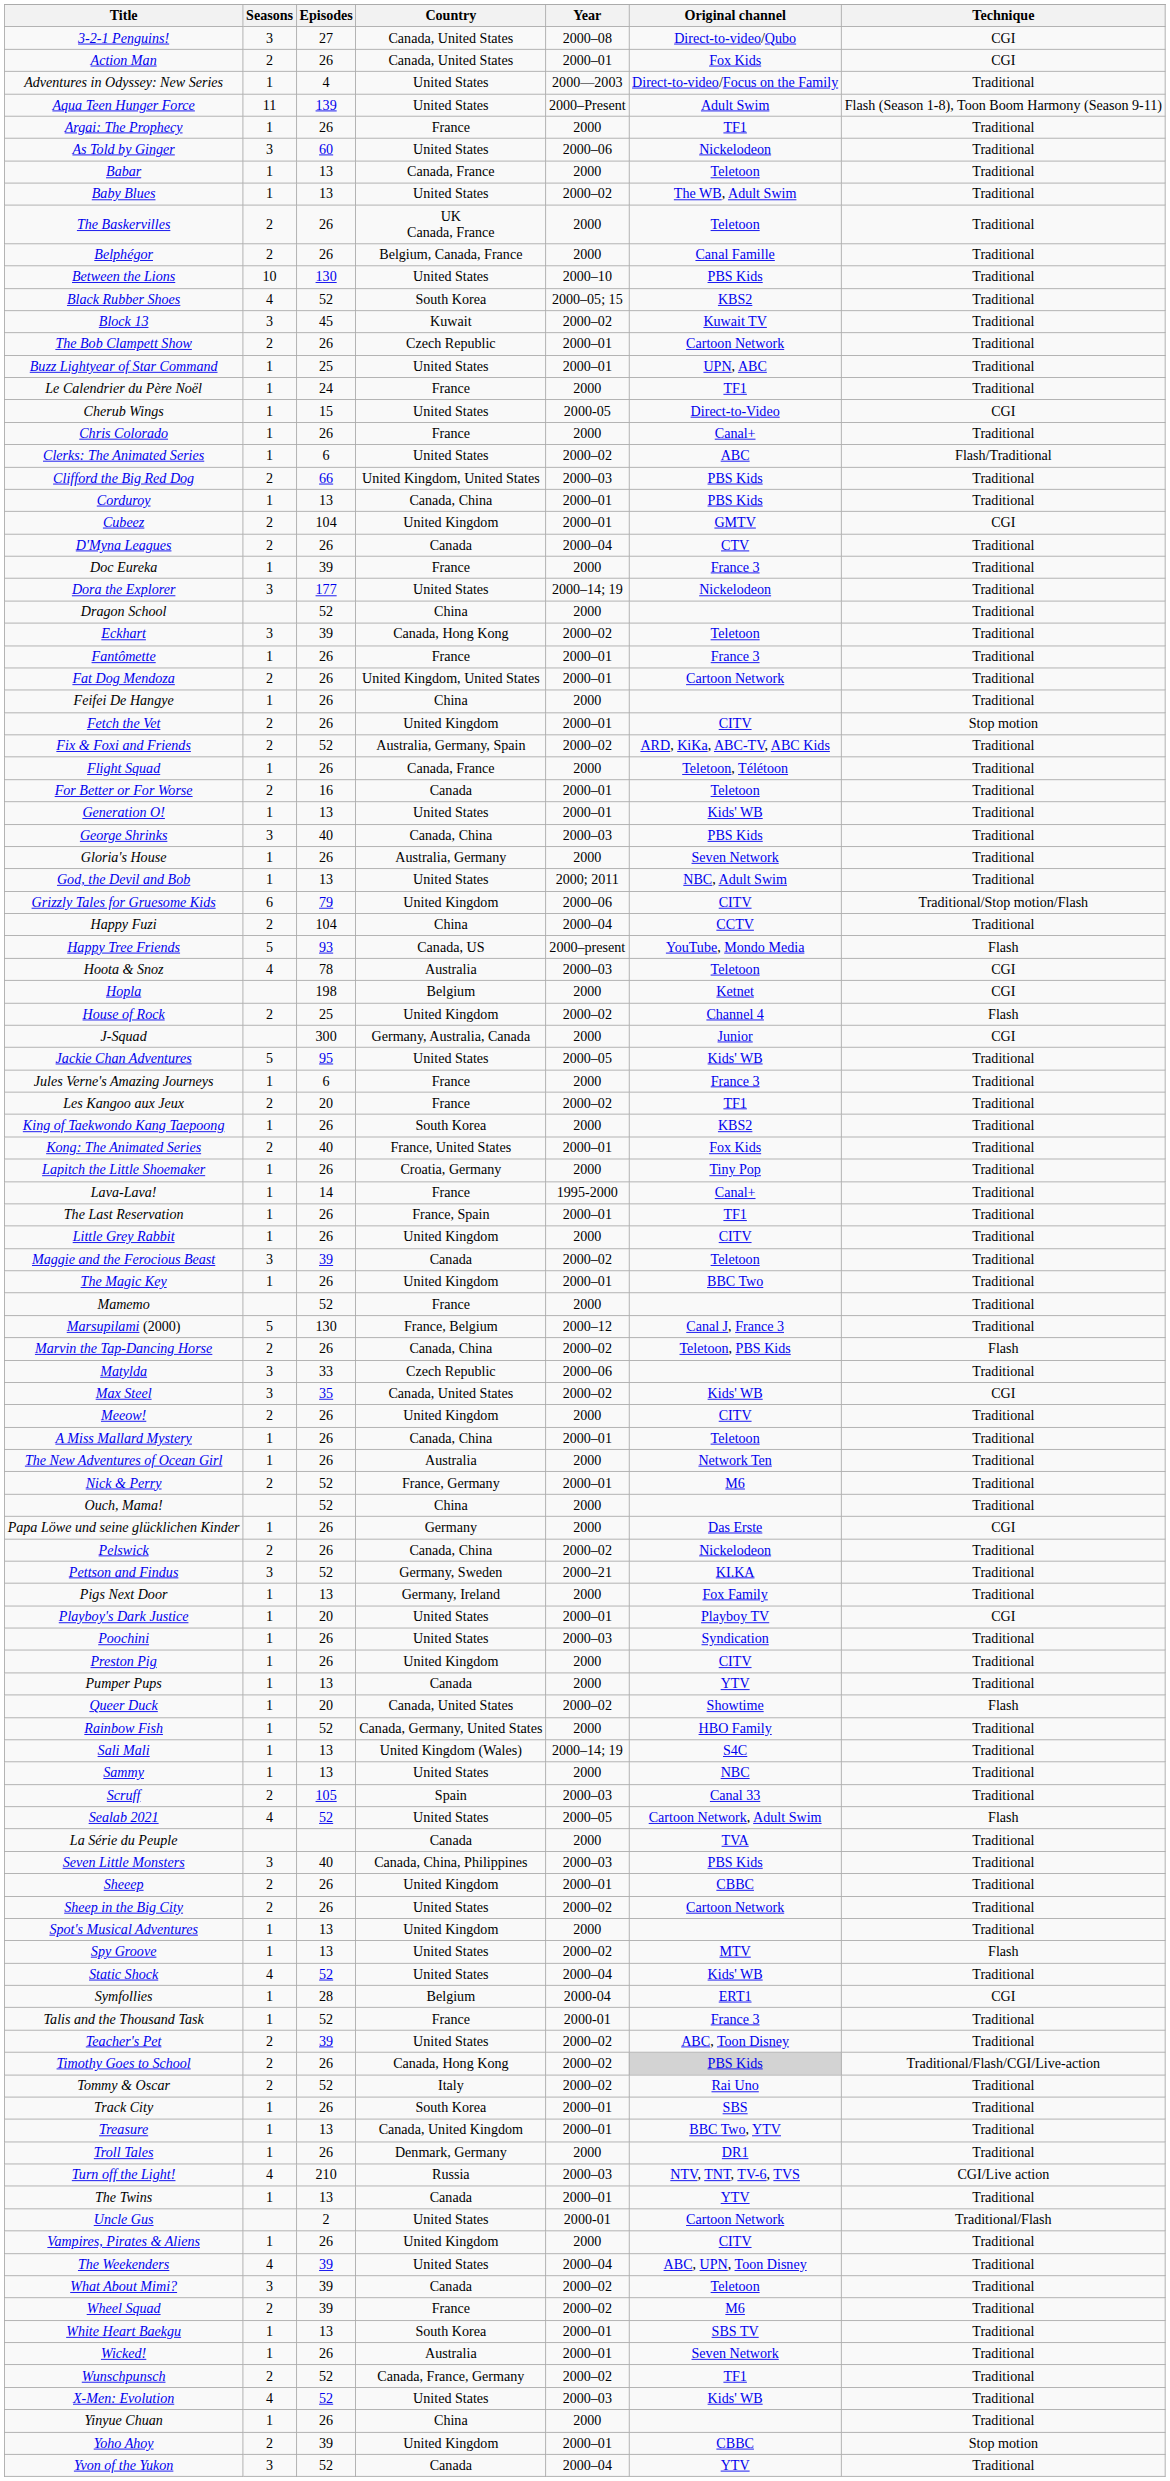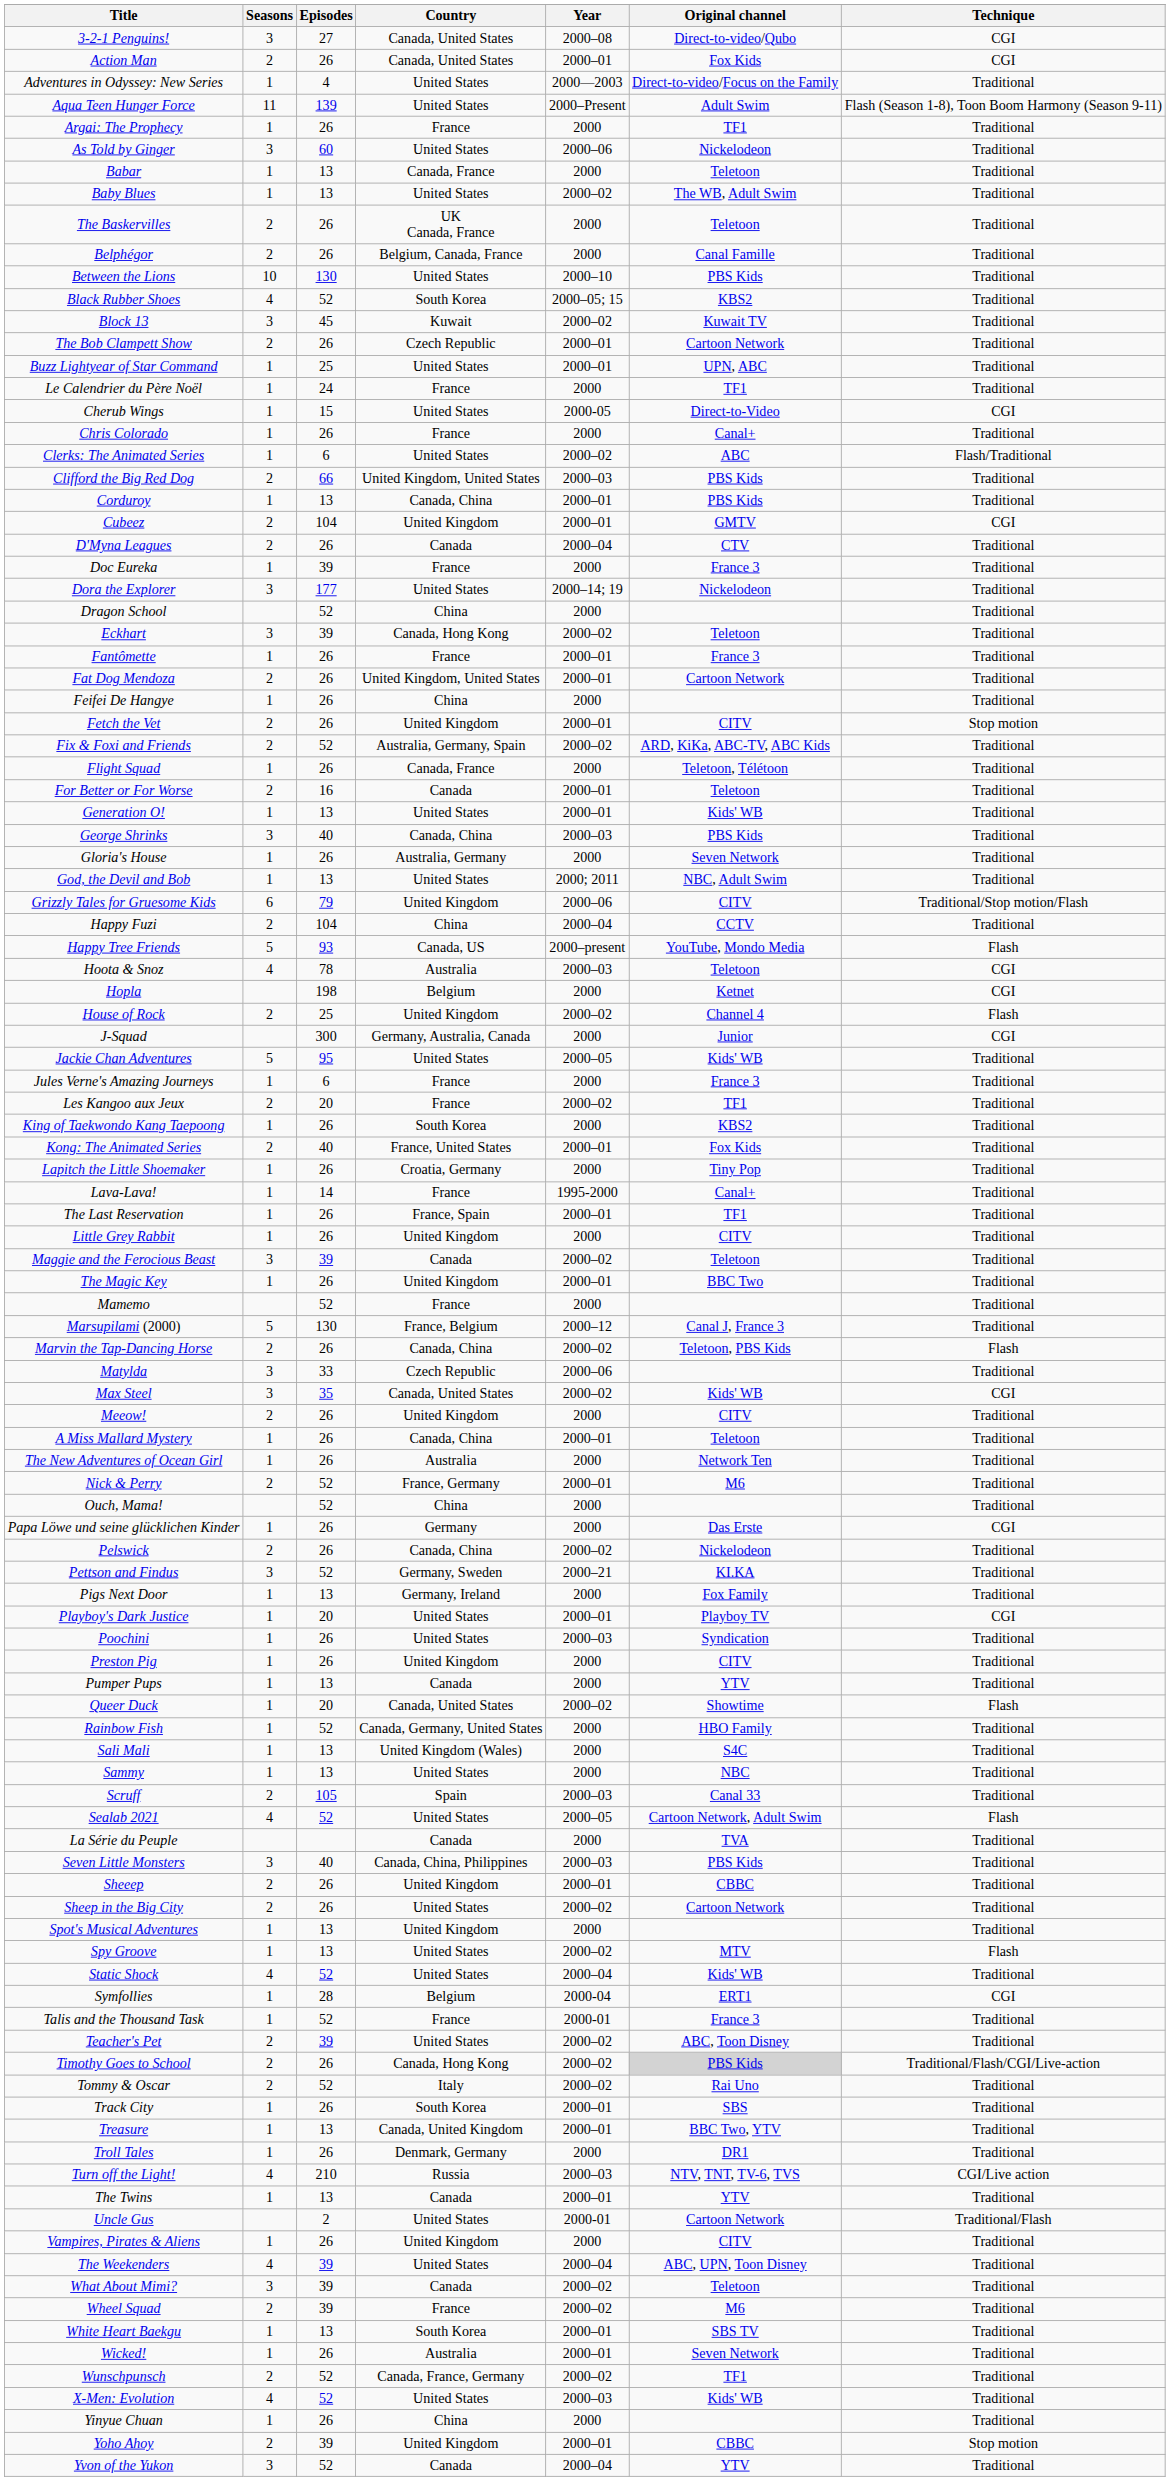(587, 1750) 2000–14; 19 -> (587, 1750) 2000
